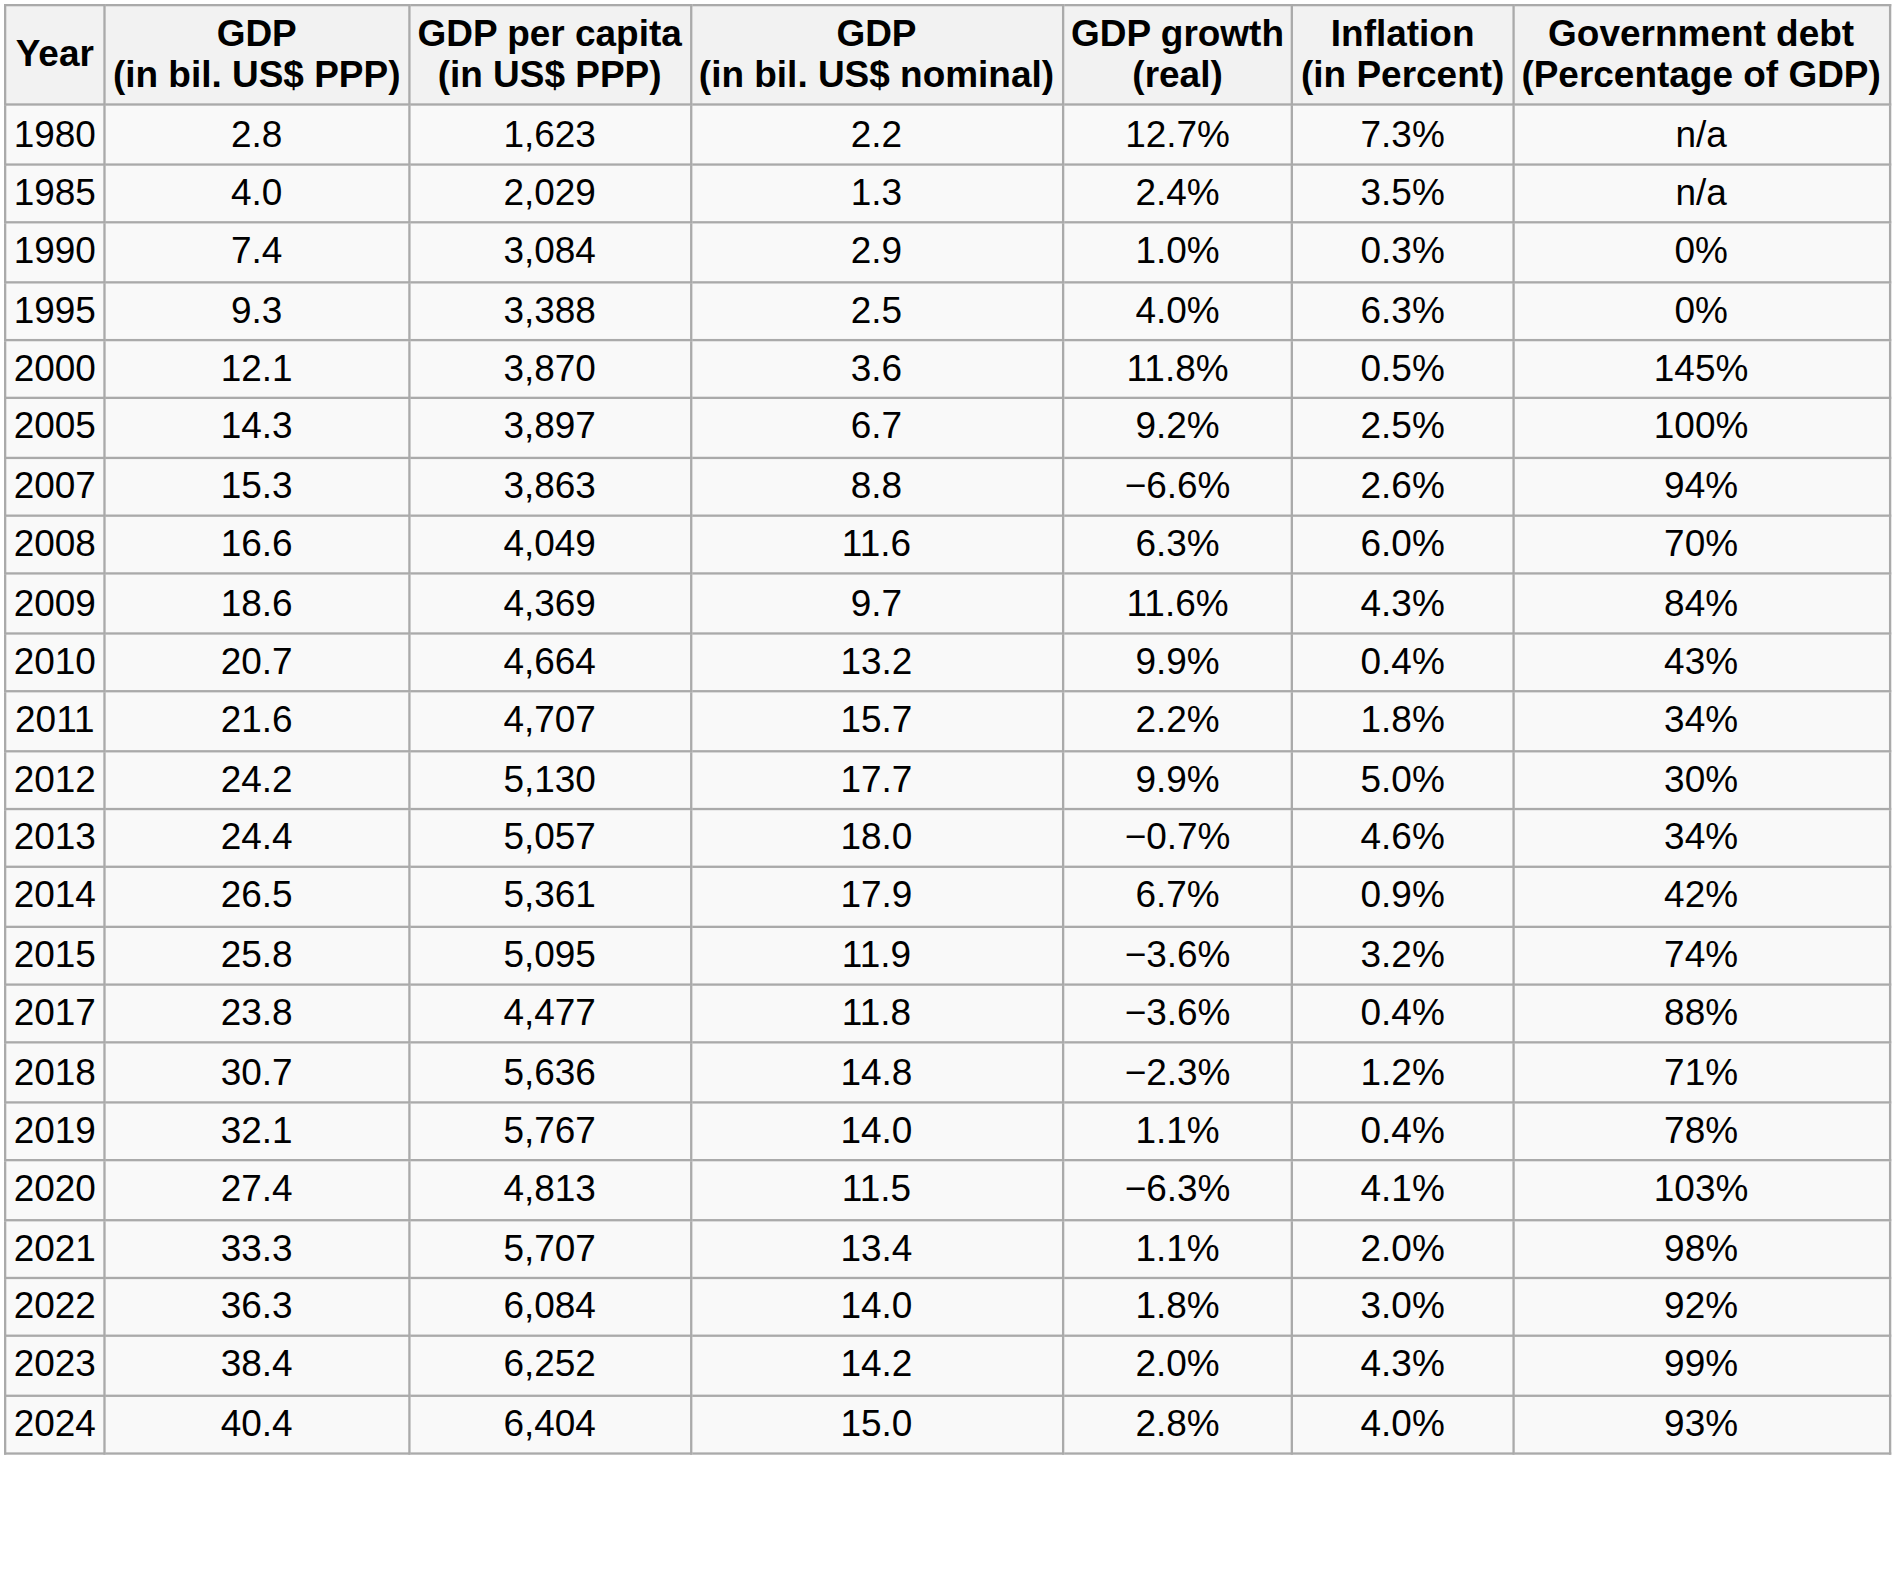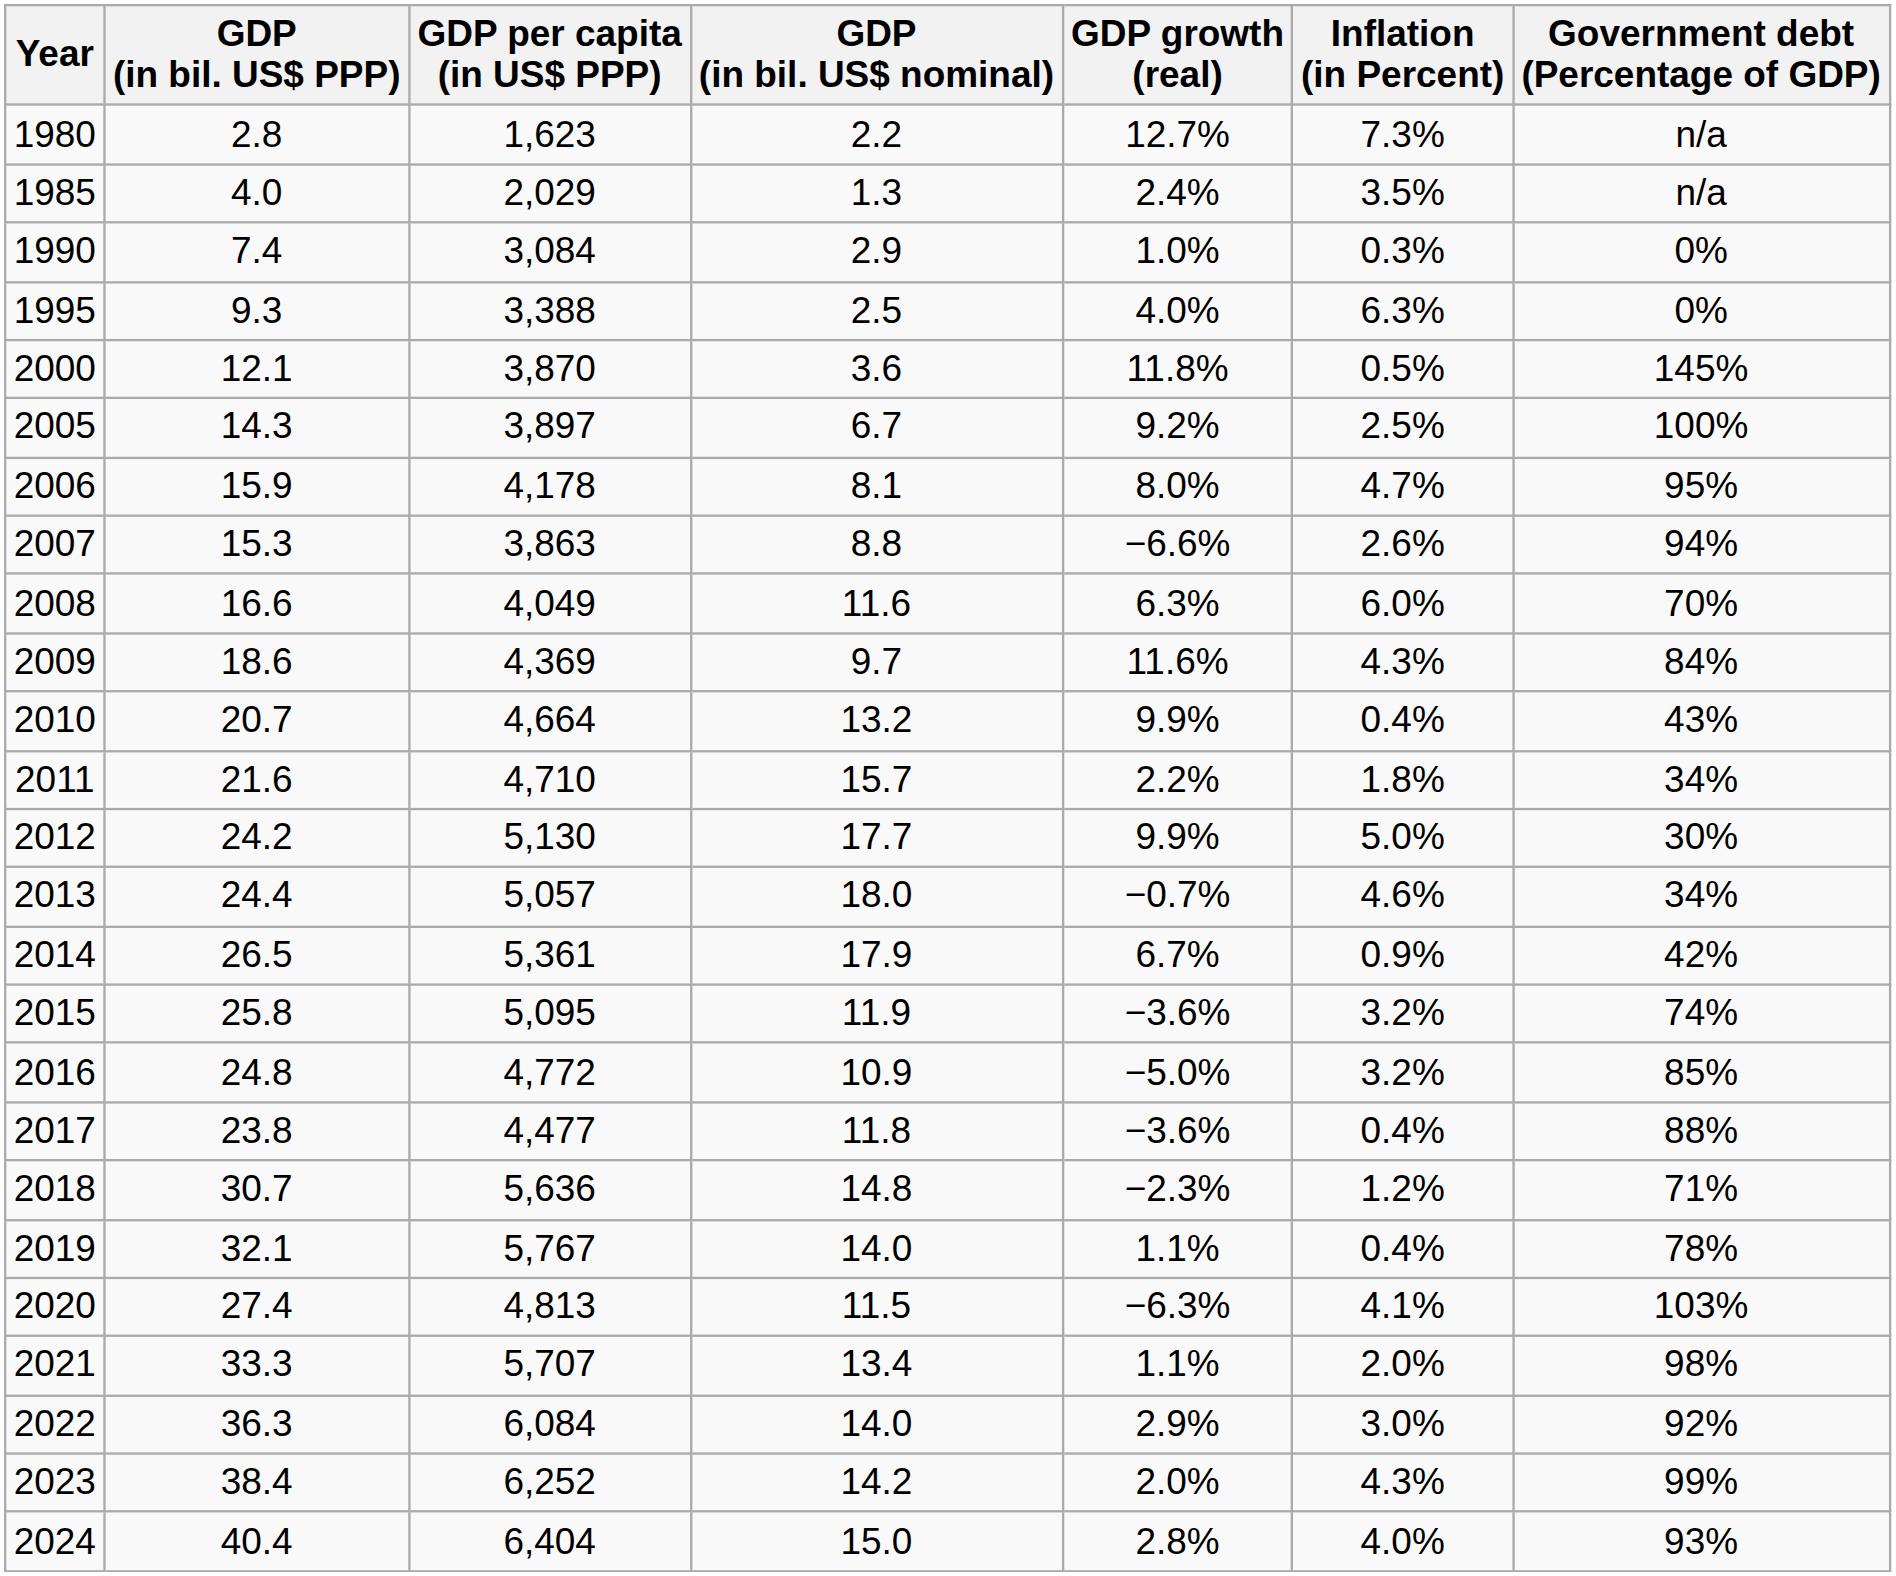+ row: (55, 485)
(550, 720) 4,707 -> (550, 778) 4,710
+ row: (55, 1071)
(1178, 1306) 1.8% -> (1178, 1423) 2.9%
